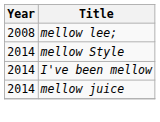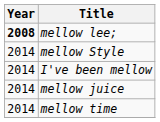(21, 33) normal -> (21, 33) bold
+ row: (79, 108)
